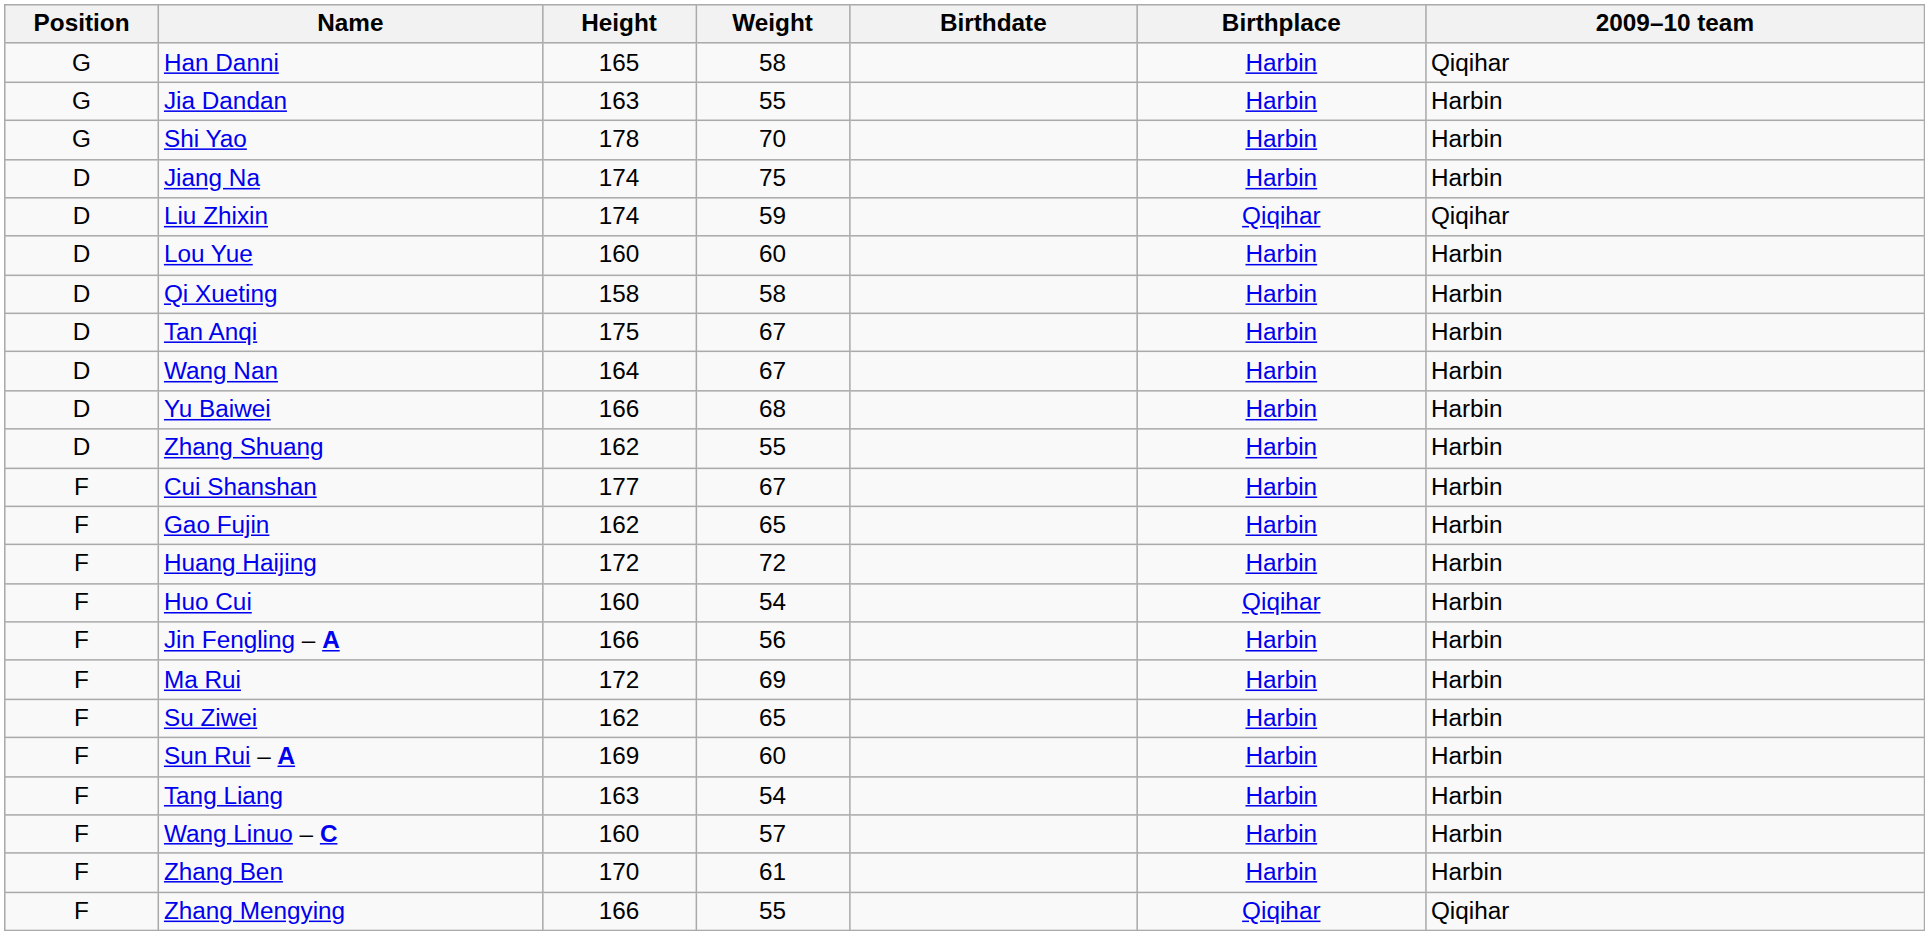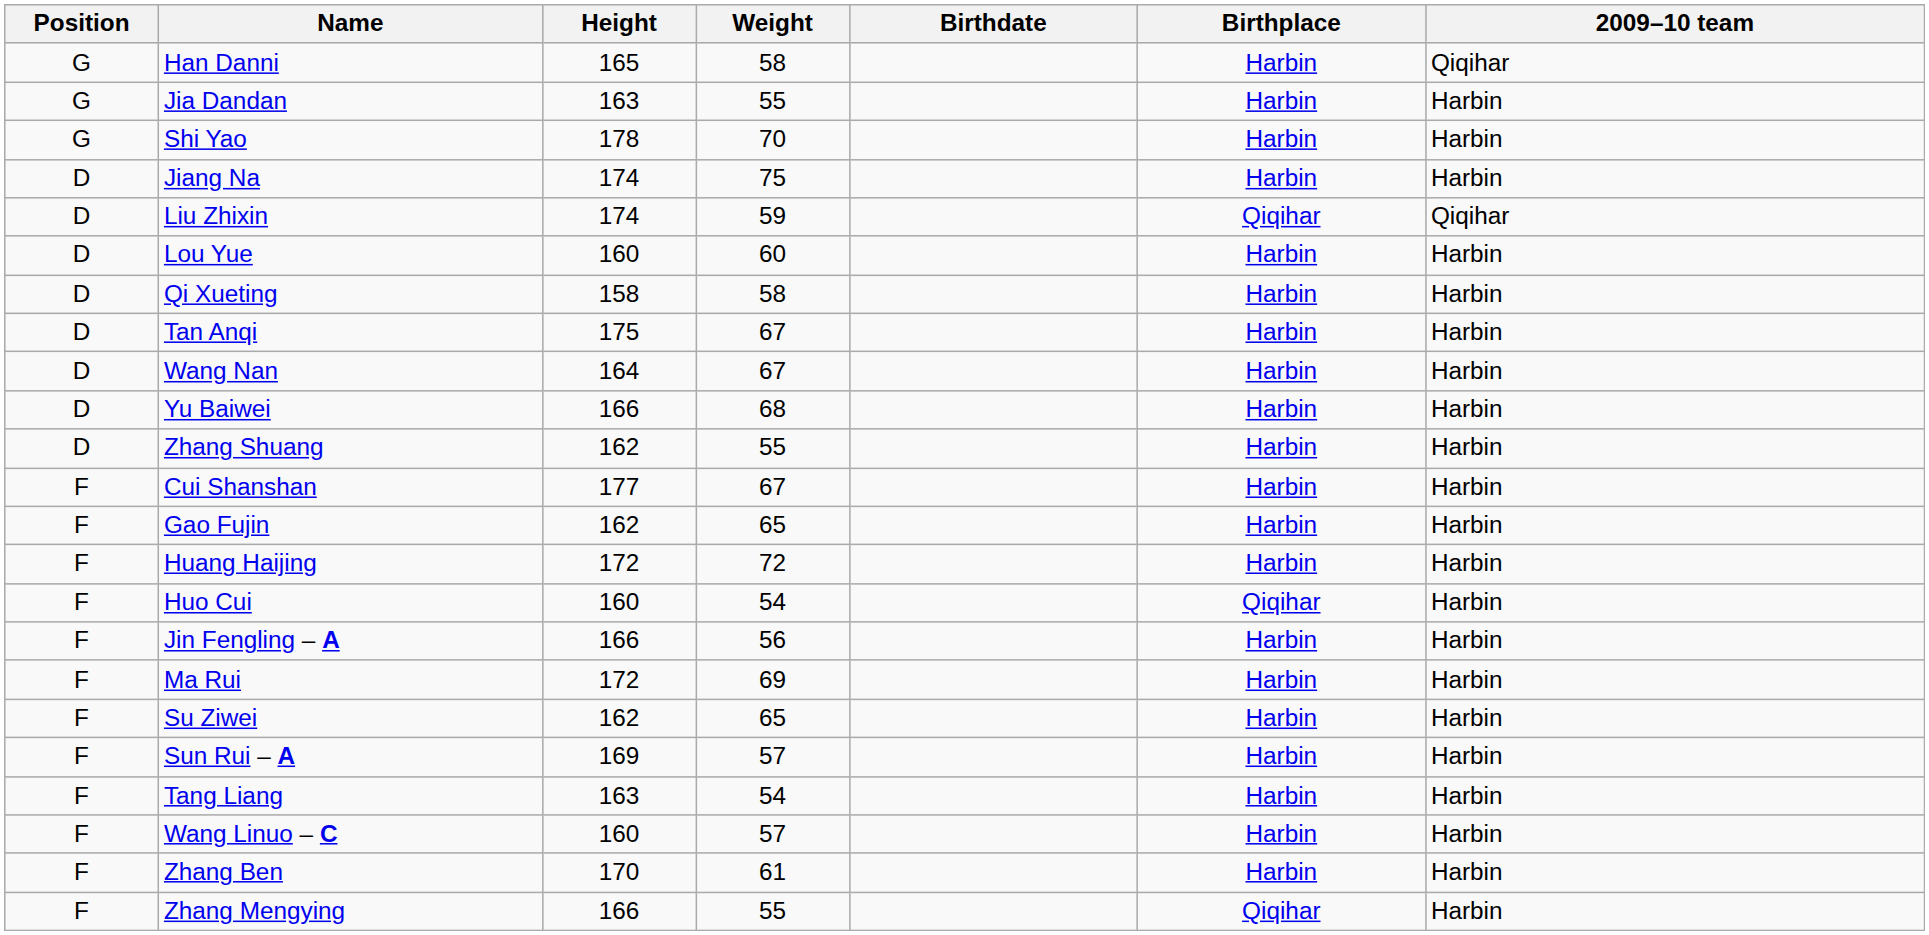(773, 756) 60 -> (773, 756) 57
(1470, 910) Qiqihar -> (1467, 910) Harbin
